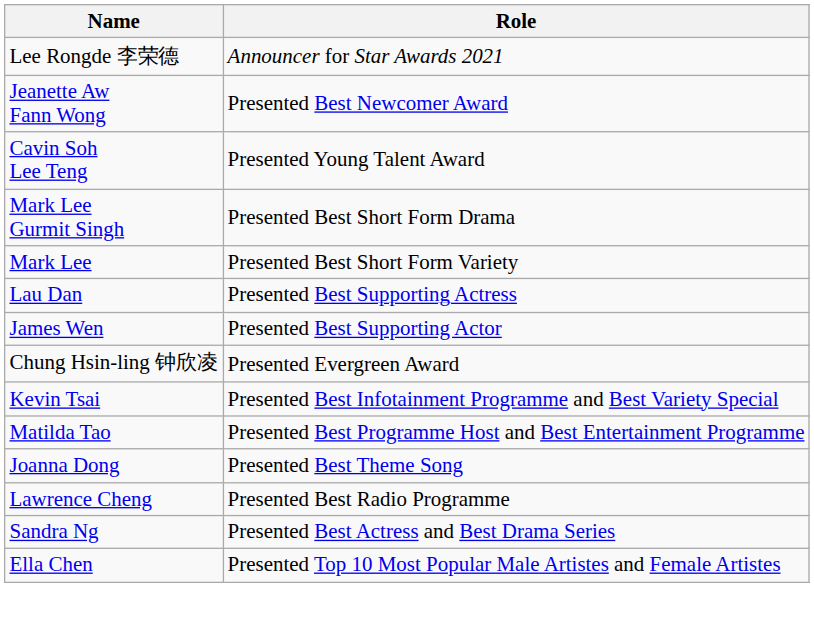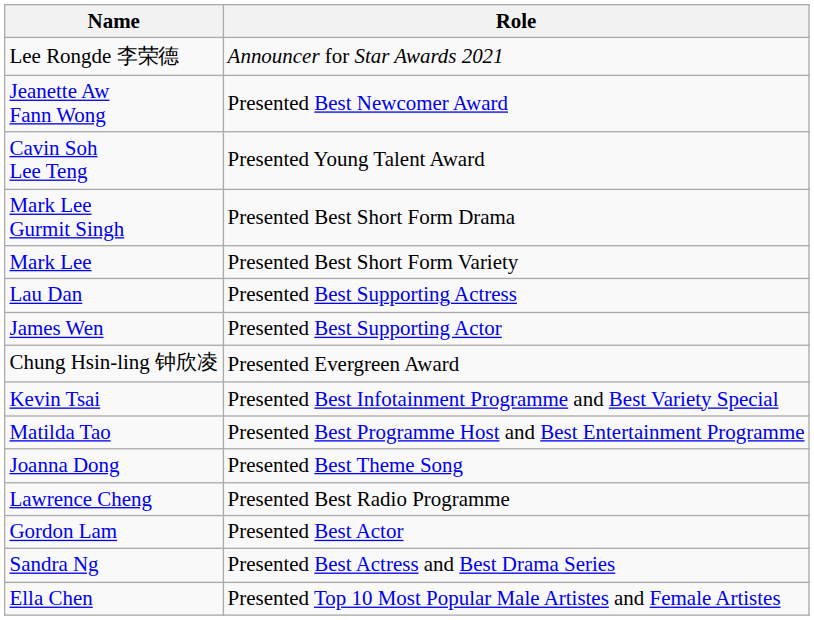+ row: (63, 531)
